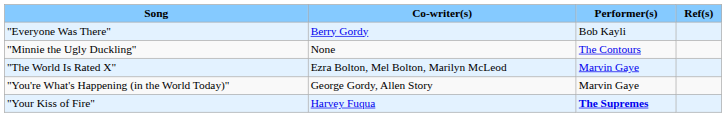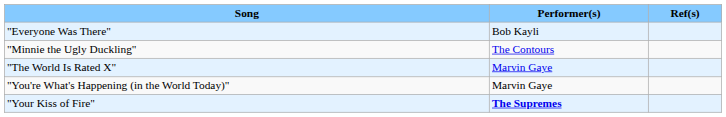- column: (442, 13)
